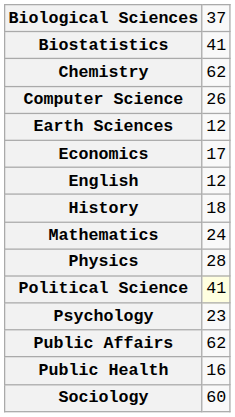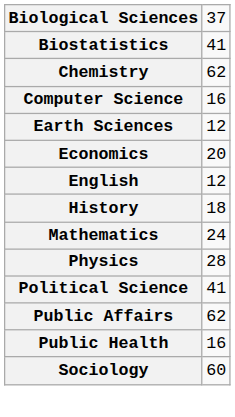(216, 100) 26 -> (216, 100) 16
(216, 154) 17 -> (216, 154) 20
(216, 289) lightyellow background -> (216, 289) no background
- row: (103, 317)
